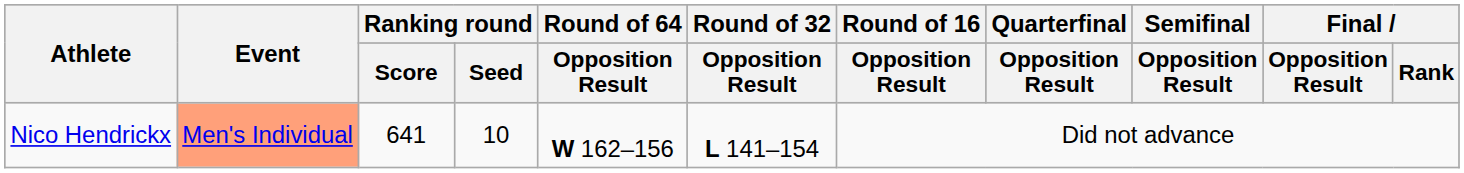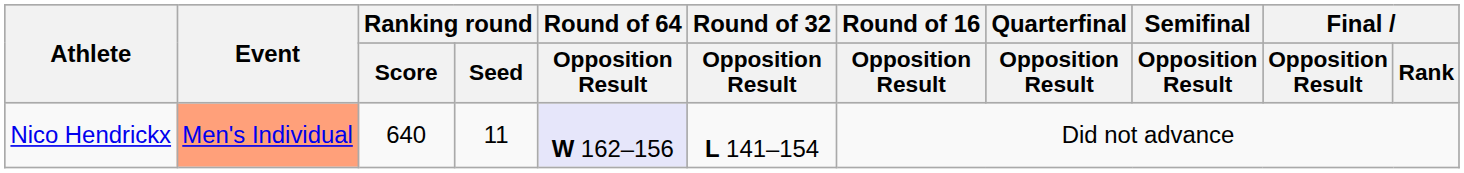(406, 136) 641 -> (406, 136) 640
(496, 136) 10 -> (496, 136) 11
(613, 149) no background -> (613, 149) lavender background
